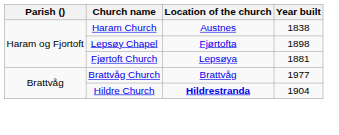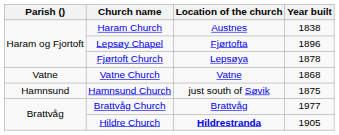(298, 43) 1898 -> (309, 43) 1896
(298, 59) 1881 -> (309, 59) 1878
+ row: (130, 75)
+ row: (130, 91)
(298, 91) 1904 -> (309, 122) 1905
